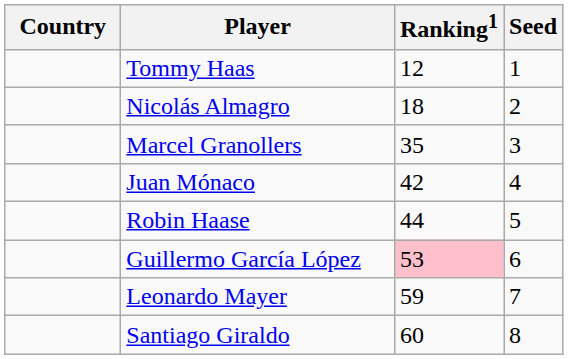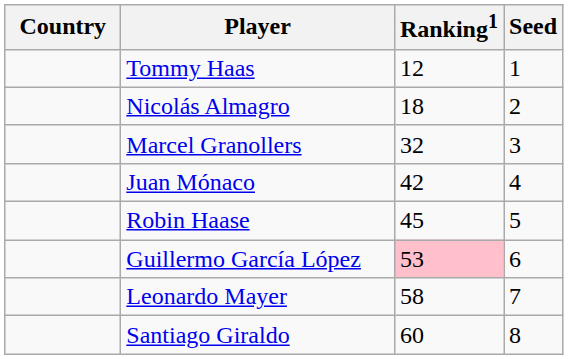(412, 144) 35 -> (412, 144) 32
(412, 220) 44 -> (412, 220) 45
(412, 296) 59 -> (412, 296) 58
